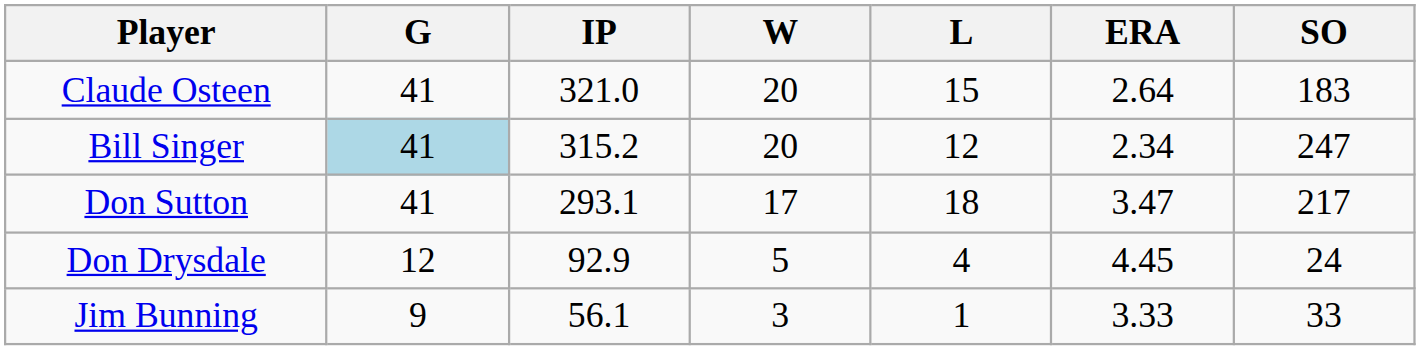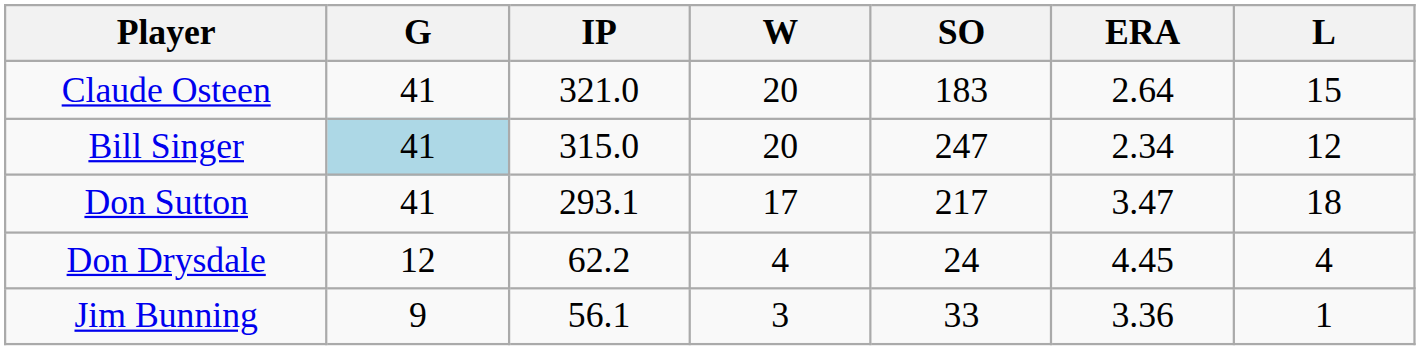columns swapped: (961, 32) <-> (1324, 32)
(599, 145) 315.2 -> (599, 145) 315.0
(599, 259) 92.9 -> (599, 259) 62.2
(780, 259) 5 -> (780, 259) 4
(1143, 315) 3.33 -> (1143, 315) 3.36
